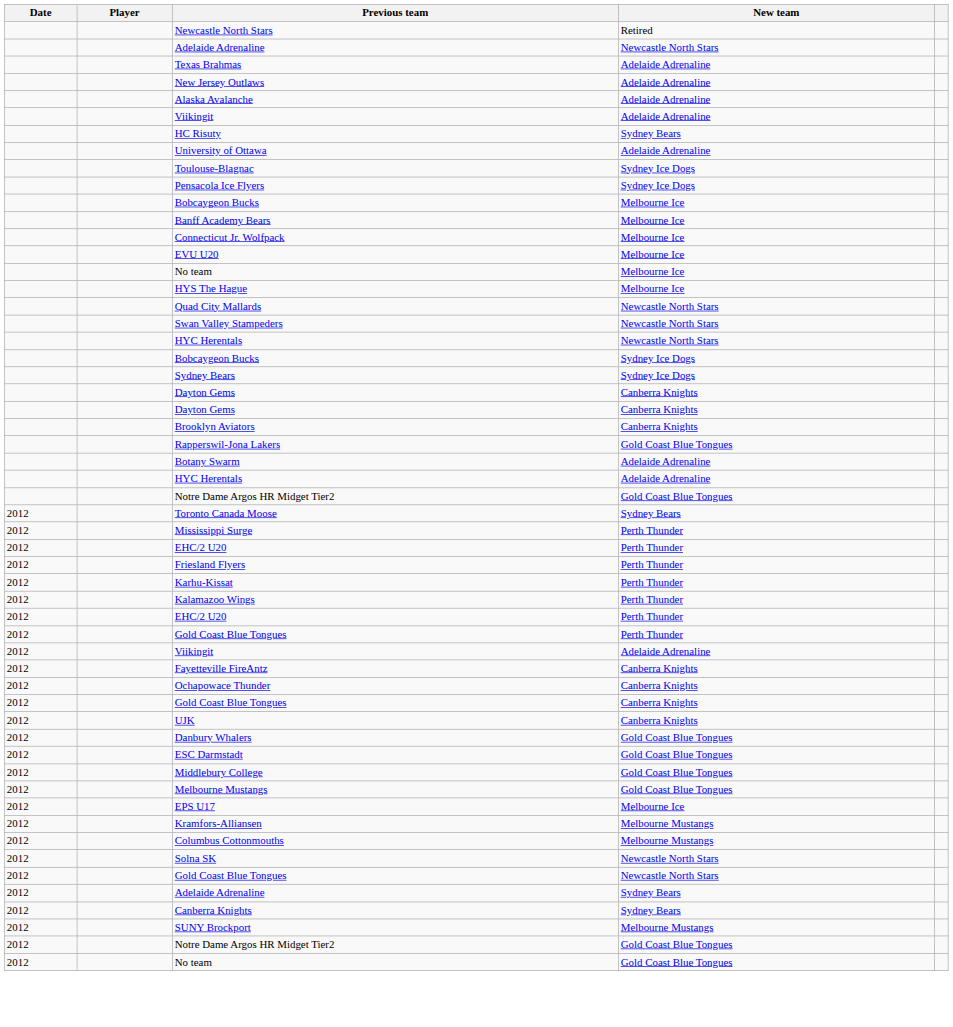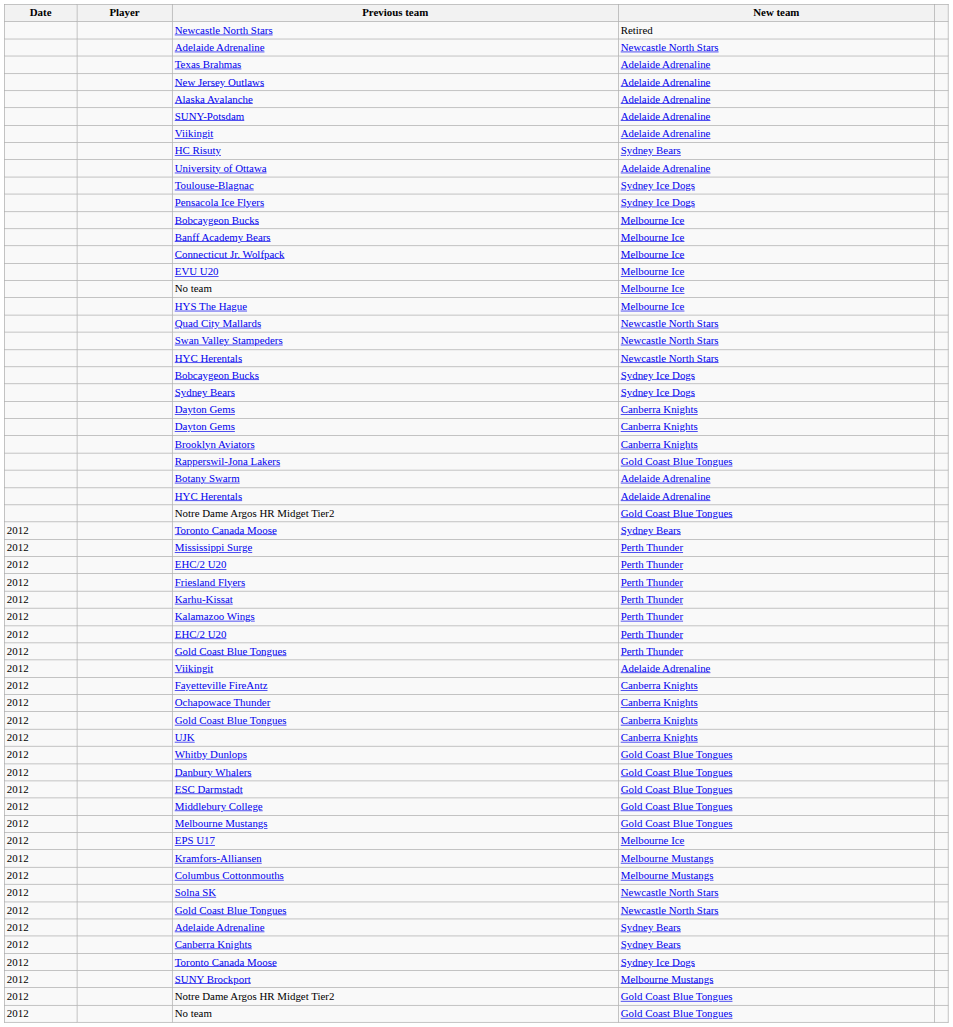+ row: (209, 116)
+ row: (211, 755)
+ row: (226, 962)
